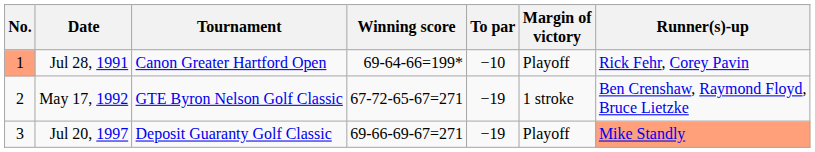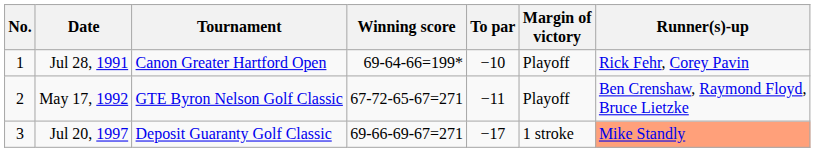(20, 63) lightsalmon background -> (20, 63) no background
(493, 98) −19 -> (493, 98) −11
(548, 98) 1 stroke -> (546, 98) Playoff
(493, 134) −19 -> (493, 134) −17
(546, 134) Playoff -> (548, 134) 1 stroke
